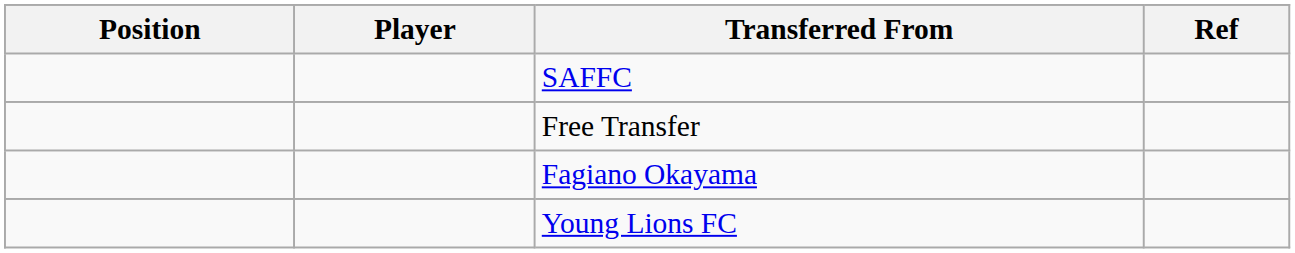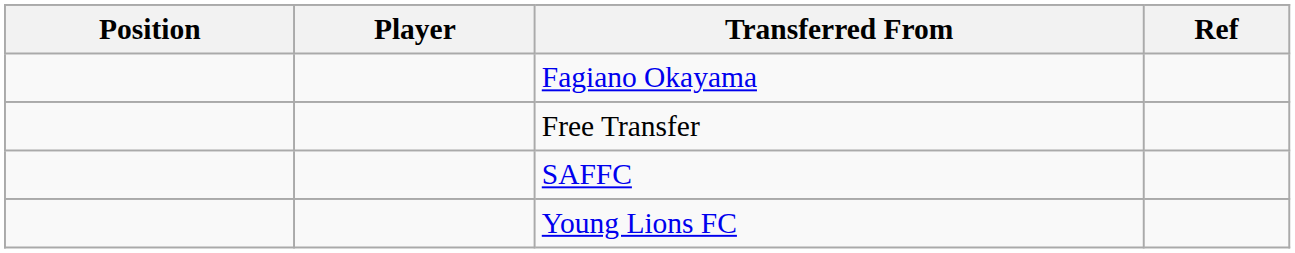rows swapped: (587, 77) <-> (649, 174)
